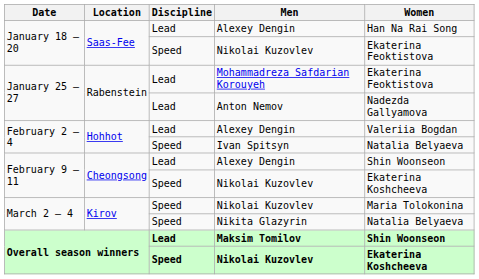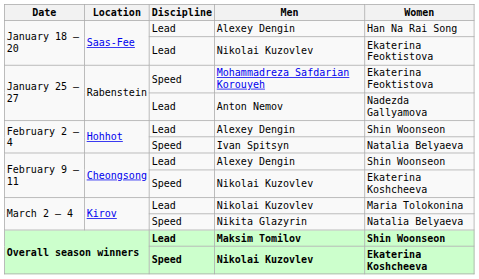(167, 51) Speed -> (164, 51) Lead
(164, 79) Lead -> (167, 79) Speed
(412, 129) Valeriia Bogdan -> (406, 129) Shin Woonseon
(167, 206) Speed -> (164, 206) Lead
